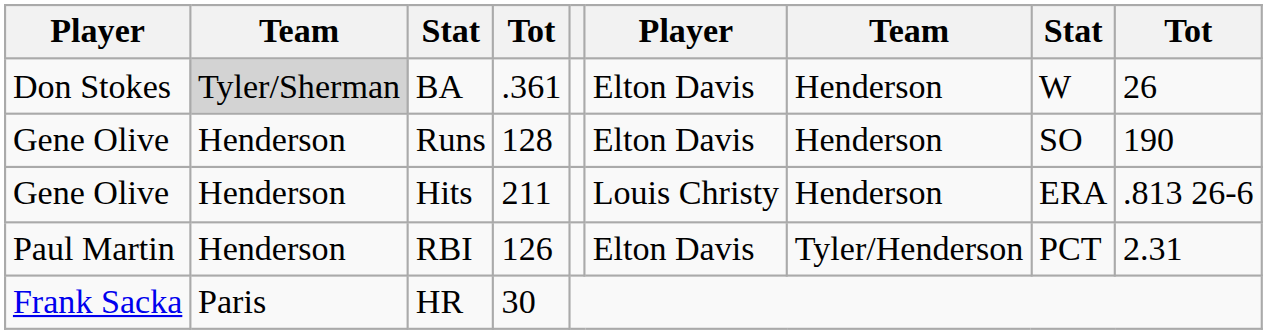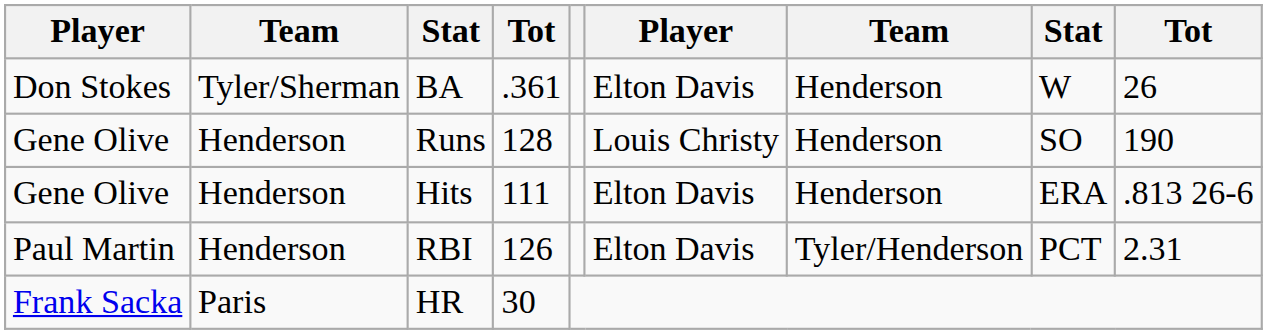(299, 85) lightgrey background -> (299, 85) no background
(674, 139) Elton Davis -> (686, 139) Louis Christy
(527, 193) 211 -> (526, 193) 111
(686, 193) Louis Christy -> (674, 193) Elton Davis
